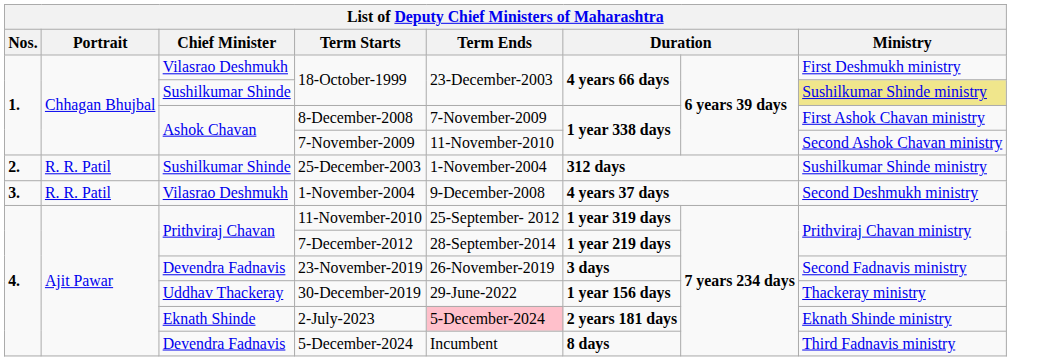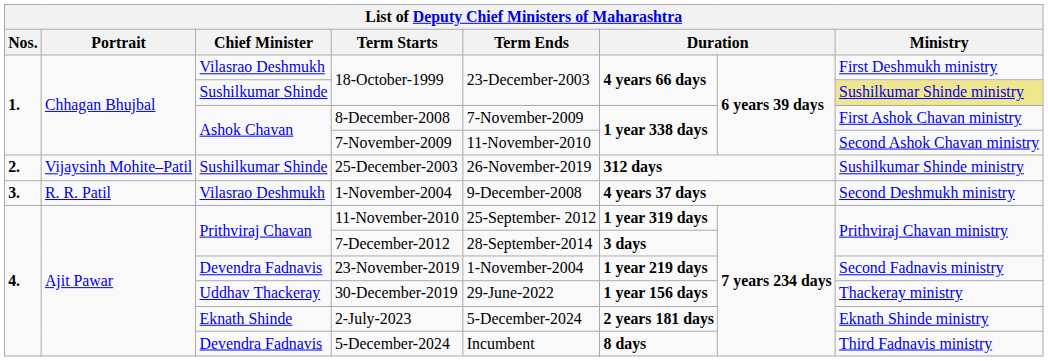(78, 167) R. R. Patil -> (119, 167) Vijaysinh Mohite–Patil
(488, 167) 1-November-2004 -> (529, 167) 26-November-2019
(619, 243) 1 year 219 days -> (625, 243) 3 days
(492, 268) 26-November-2019 -> (525, 268) 1-November-2004
(588, 268) 3 days -> (656, 268) 1 year 219 days
(487, 318) pink background -> (524, 318) no background
